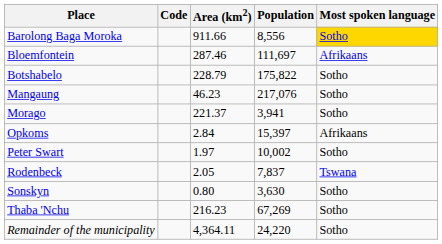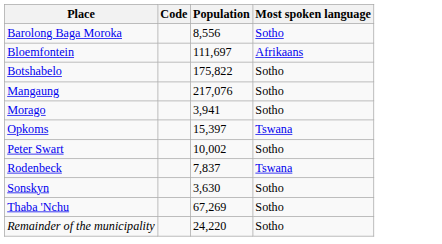- column: (222, 15)
(334, 36) gold background -> (270, 33) no background
(343, 133) Afrikaans -> (274, 129) Tswana
